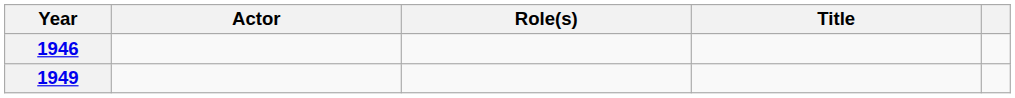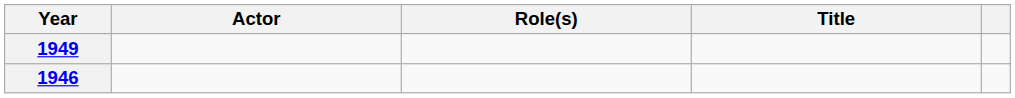rows swapped: (58, 48) <-> (58, 78)
